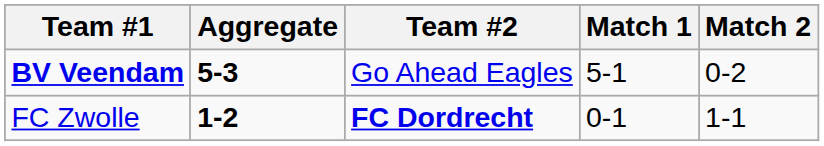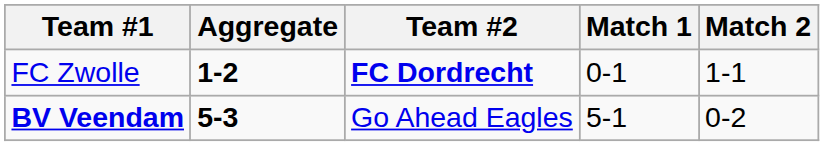rows swapped: (76, 117) <-> (98, 72)
